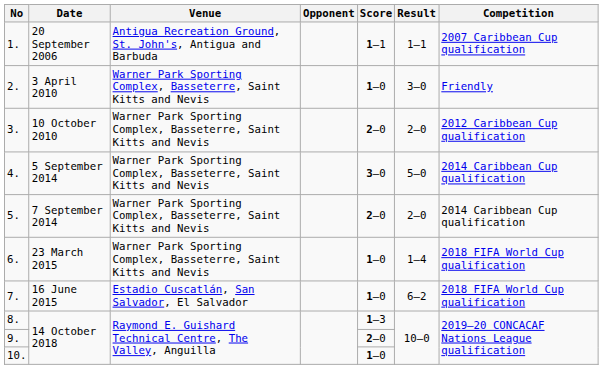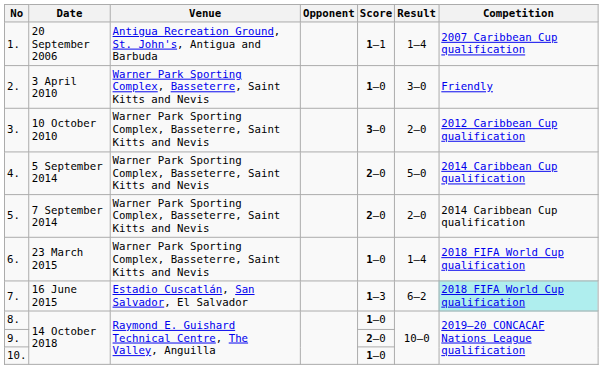(417, 44) 1–1 -> (417, 44) 1–4
(376, 130) 2–0 -> (376, 130) 3–0
(376, 173) 3–0 -> (376, 173) 2–0
(376, 296) 1–0 -> (376, 296) 1–3
(503, 296) no background -> (503, 296) paleturquoise background
(376, 320) 1–3 -> (376, 320) 1–0
